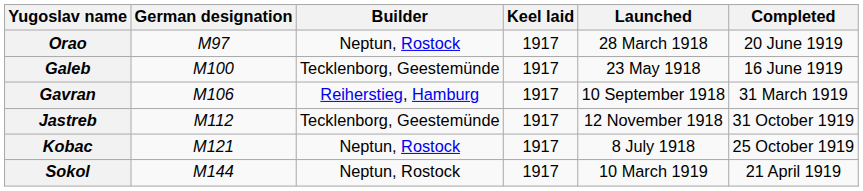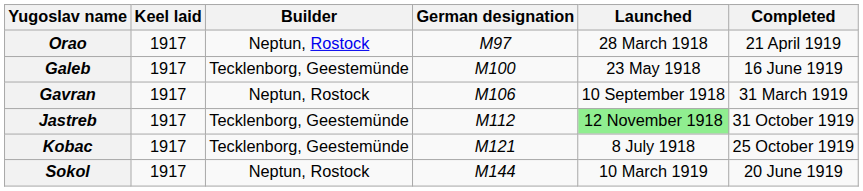columns swapped: (214, 17) <-> (541, 17)
(793, 43) 20 June 1919 -> (793, 43) 21 April 1919
(400, 95) Reiherstieg, Hamburg -> (309, 95) Neptun, Rostock
(653, 120) no background -> (653, 120) lightgreen background
(400, 146) Neptun, Rostock -> (309, 146) Tecklenborg, Geestemünde
(793, 172) 21 April 1919 -> (793, 172) 20 June 1919
